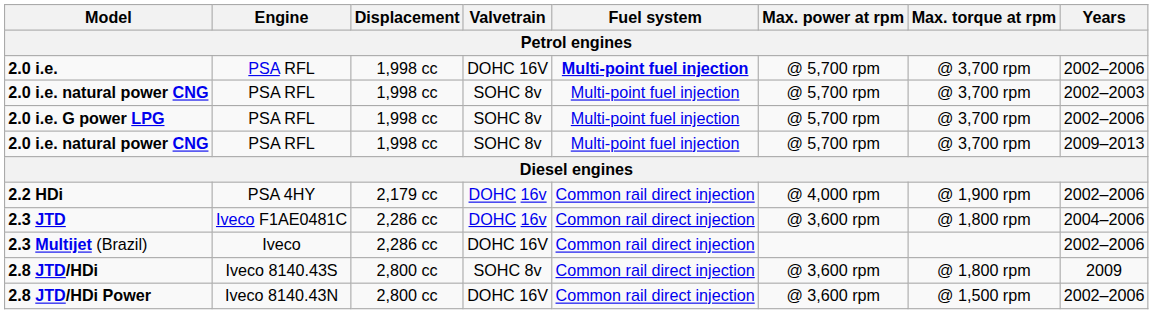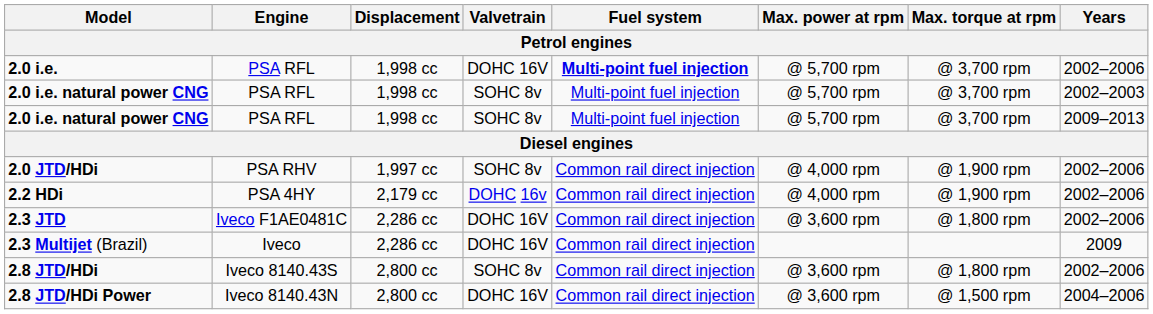- row: (86, 118)
+ row: (53, 169)
(508, 219) DOHC 16v -> (508, 219) DOHC 16V
(1104, 219) 2004–2006 -> (1104, 219) 2002–2006
(1104, 245) 2002–2006 -> (1104, 245) 2009
(1104, 270) 2009 -> (1104, 270) 2002–2006
(1104, 295) 2002–2006 -> (1104, 295) 2004–2006
